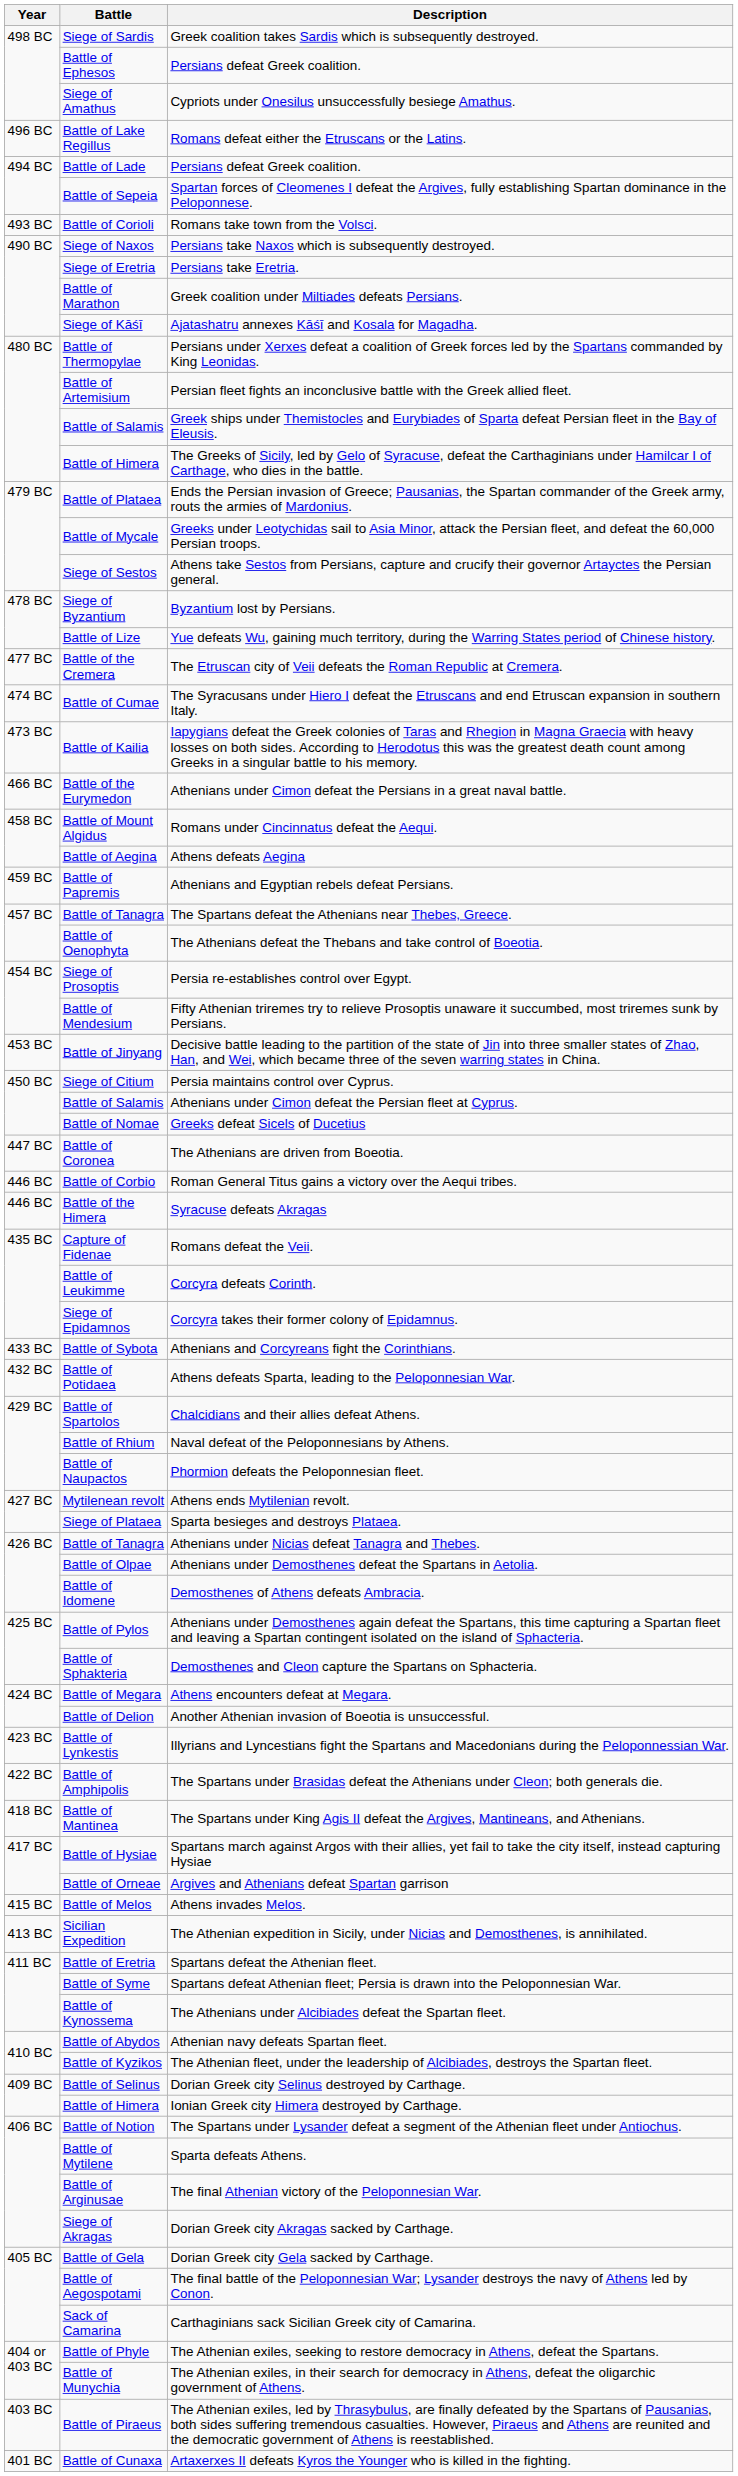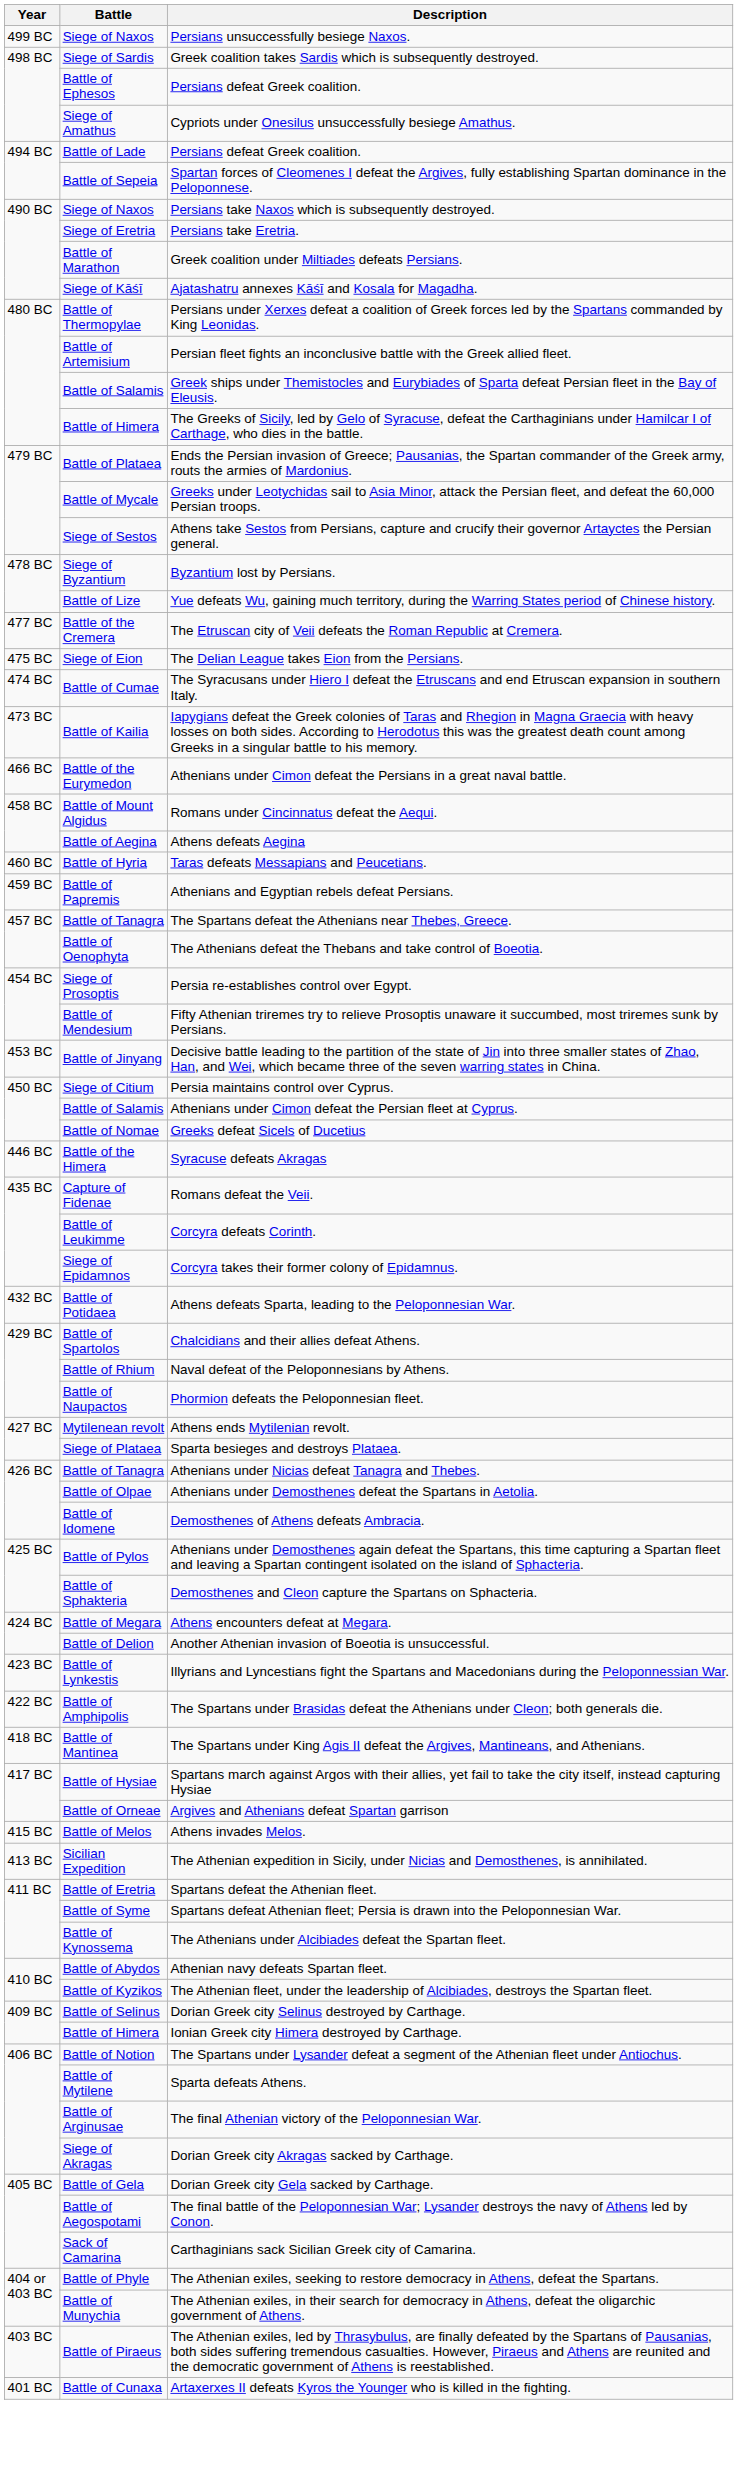+ row: (108, 36)
- row: (104, 138)
- row: (108, 224)
+ row: (103, 659)
+ row: (105, 862)
- row: (88, 1152)
- row: (109, 1181)
- row: (110, 1348)
